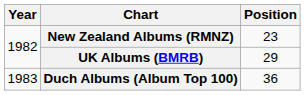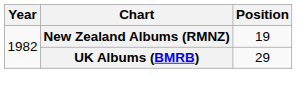(270, 36) 23 -> (262, 36) 19
- row: (141, 79)
